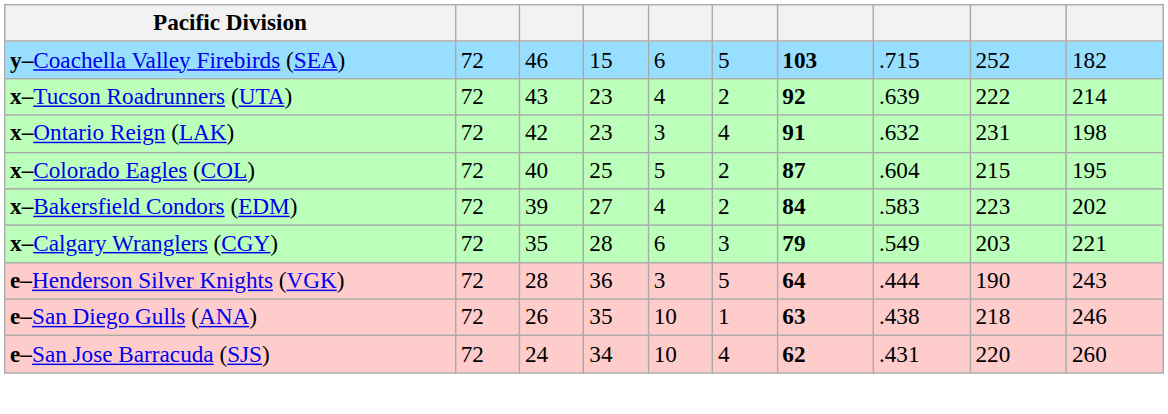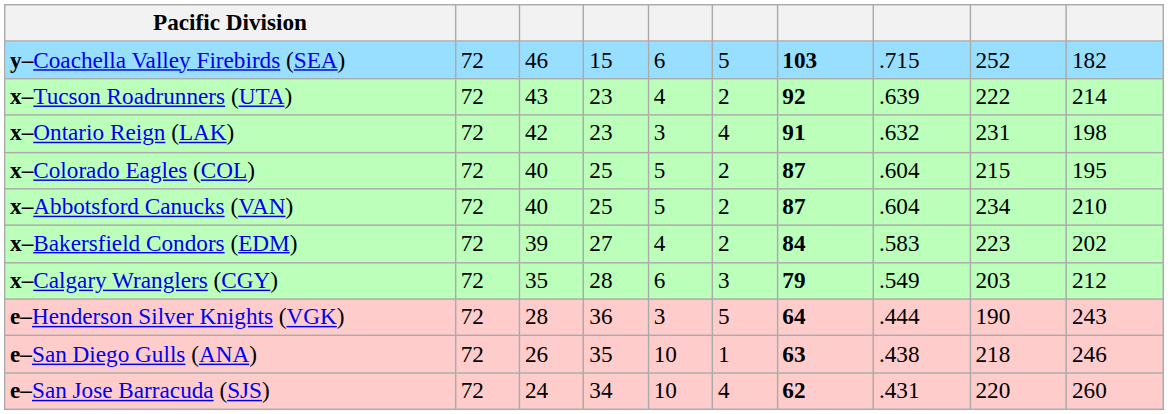+ row: (152, 206)
(1089, 243) 221 -> (1089, 280) 212
